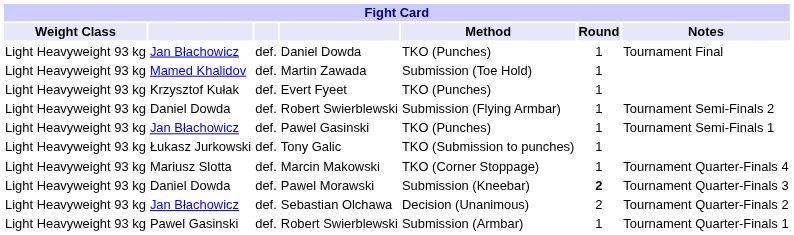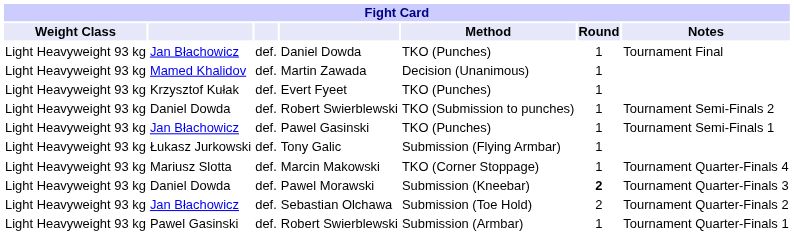(467, 70) Submission (Toe Hold) -> (466, 70) Decision (Unanimous)
(481, 109) Submission (Flying Armbar) -> (488, 109) TKO (Submission to punches)
(488, 147) TKO (Submission to punches) -> (481, 147) Submission (Flying Armbar)
(466, 205) Decision (Unanimous) -> (467, 205) Submission (Toe Hold)
